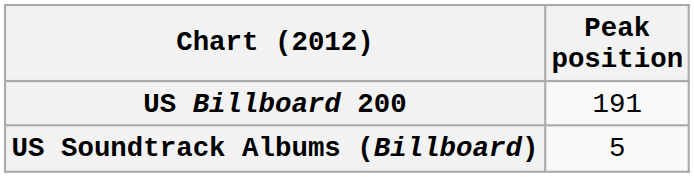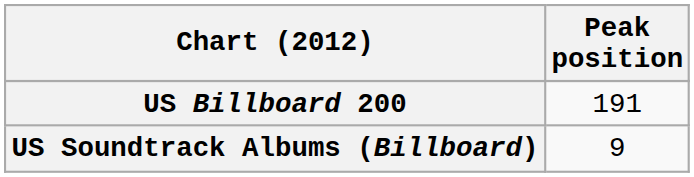(617, 148) 5 -> (617, 148) 9
